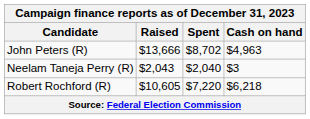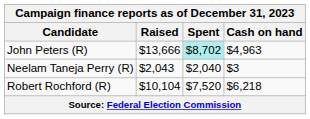(203, 50) no background -> (203, 50) paleturquoise background
(160, 86) $10,605 -> (160, 86) $10,104
(203, 86) $7,220 -> (203, 86) $7,520
